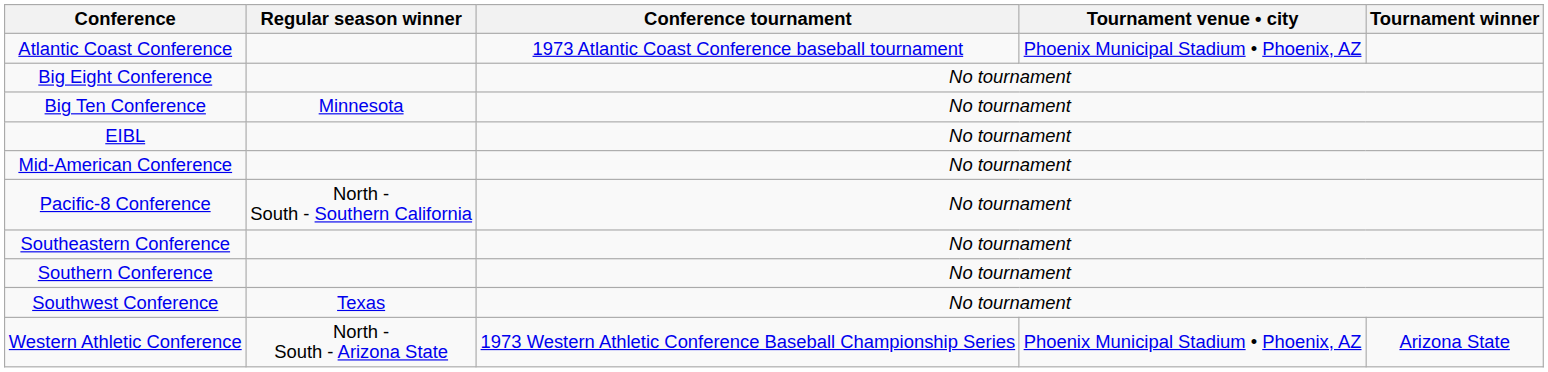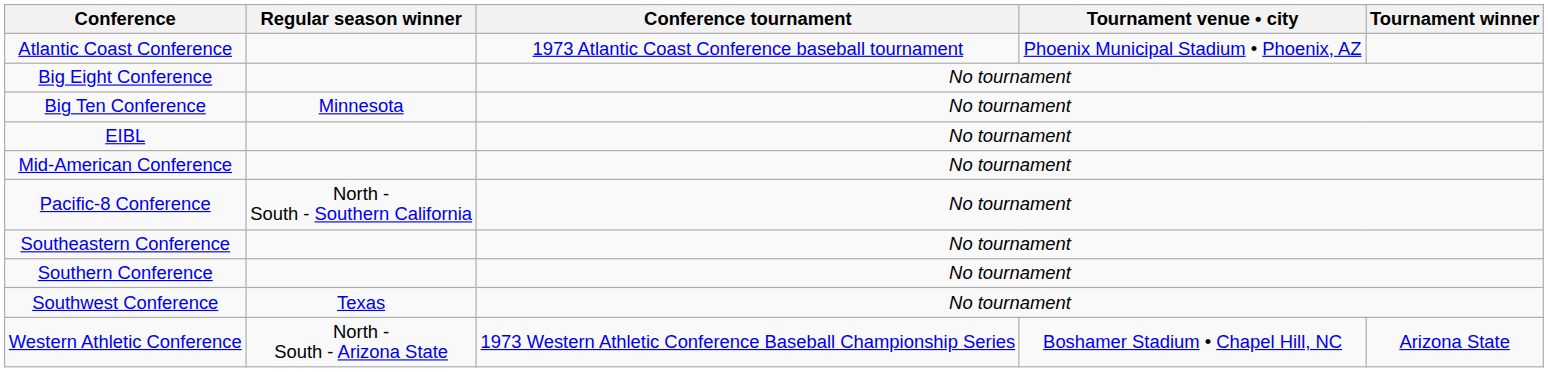(1193, 341) Phoenix Municipal Stadium • Phoenix, AZ -> (1193, 341) Boshamer Stadium • Chapel Hill, NC
